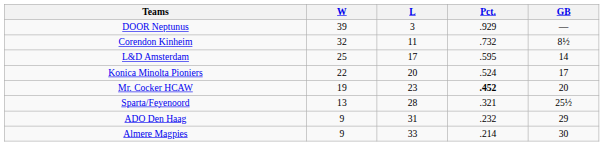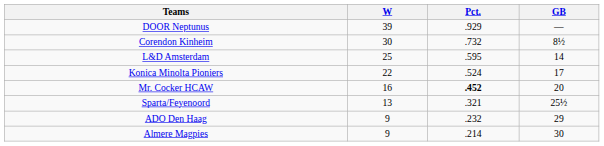- column: (412, 12)
(342, 42) 32 -> (387, 42) 30
(342, 88) 19 -> (387, 88) 16
